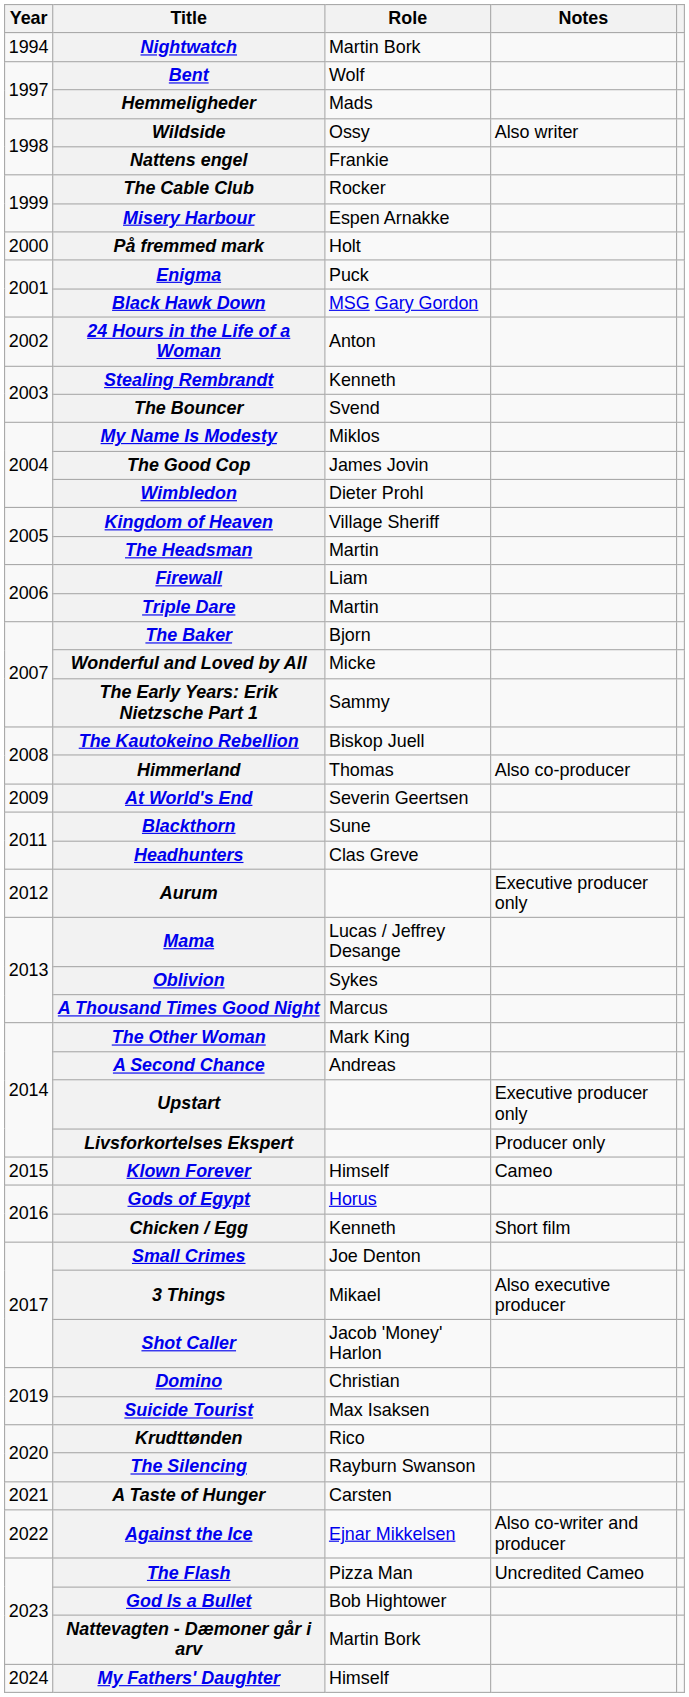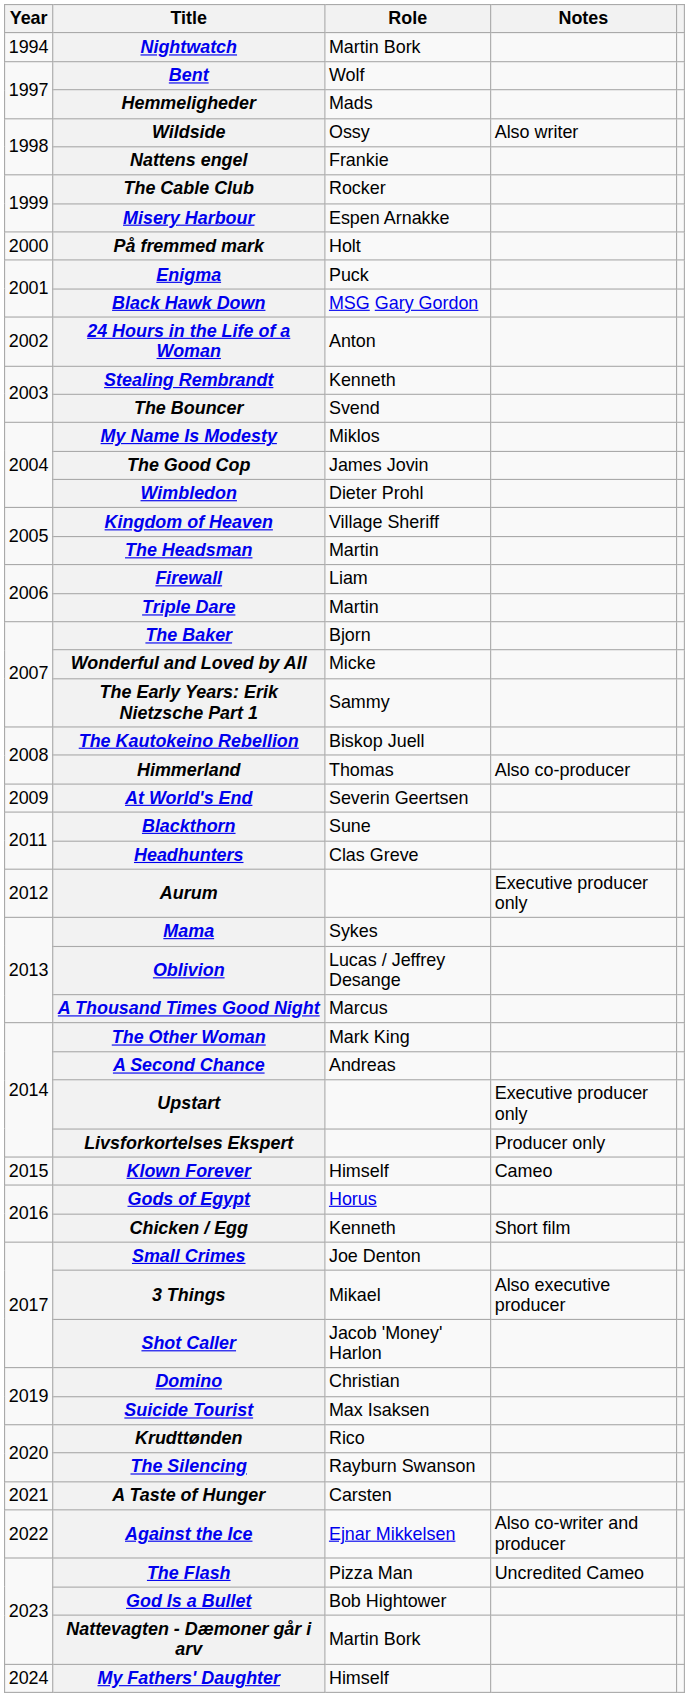(387, 941) Lucas / Jeffrey Desange -> (353, 931) Sykes
(353, 980) Sykes -> (387, 970) Lucas / Jeffrey Desange
